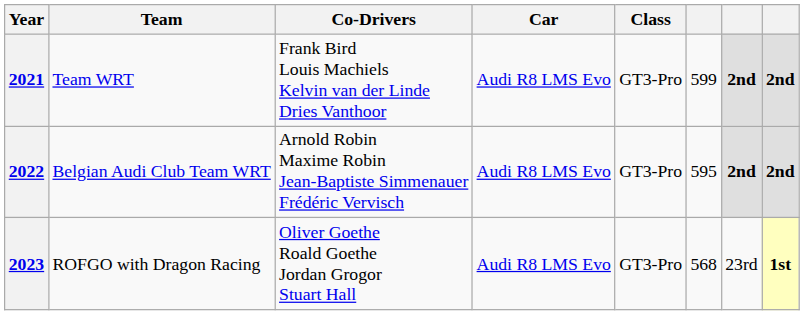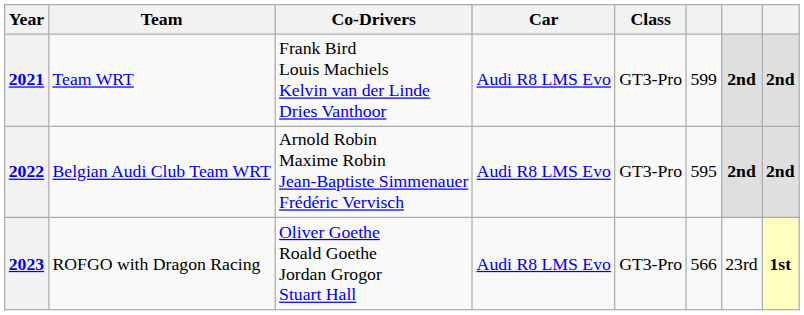(704, 263) 568 -> (704, 263) 566
